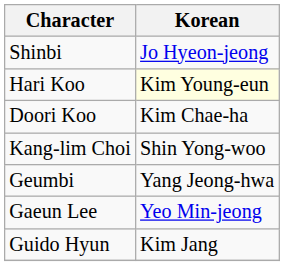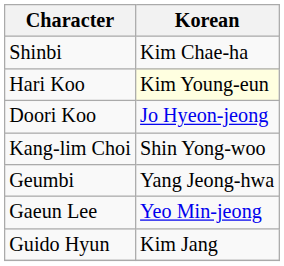(204, 52) Jo Hyeon-jeong -> (194, 52) Kim Chae-ha
(194, 116) Kim Chae-ha -> (204, 116) Jo Hyeon-jeong
